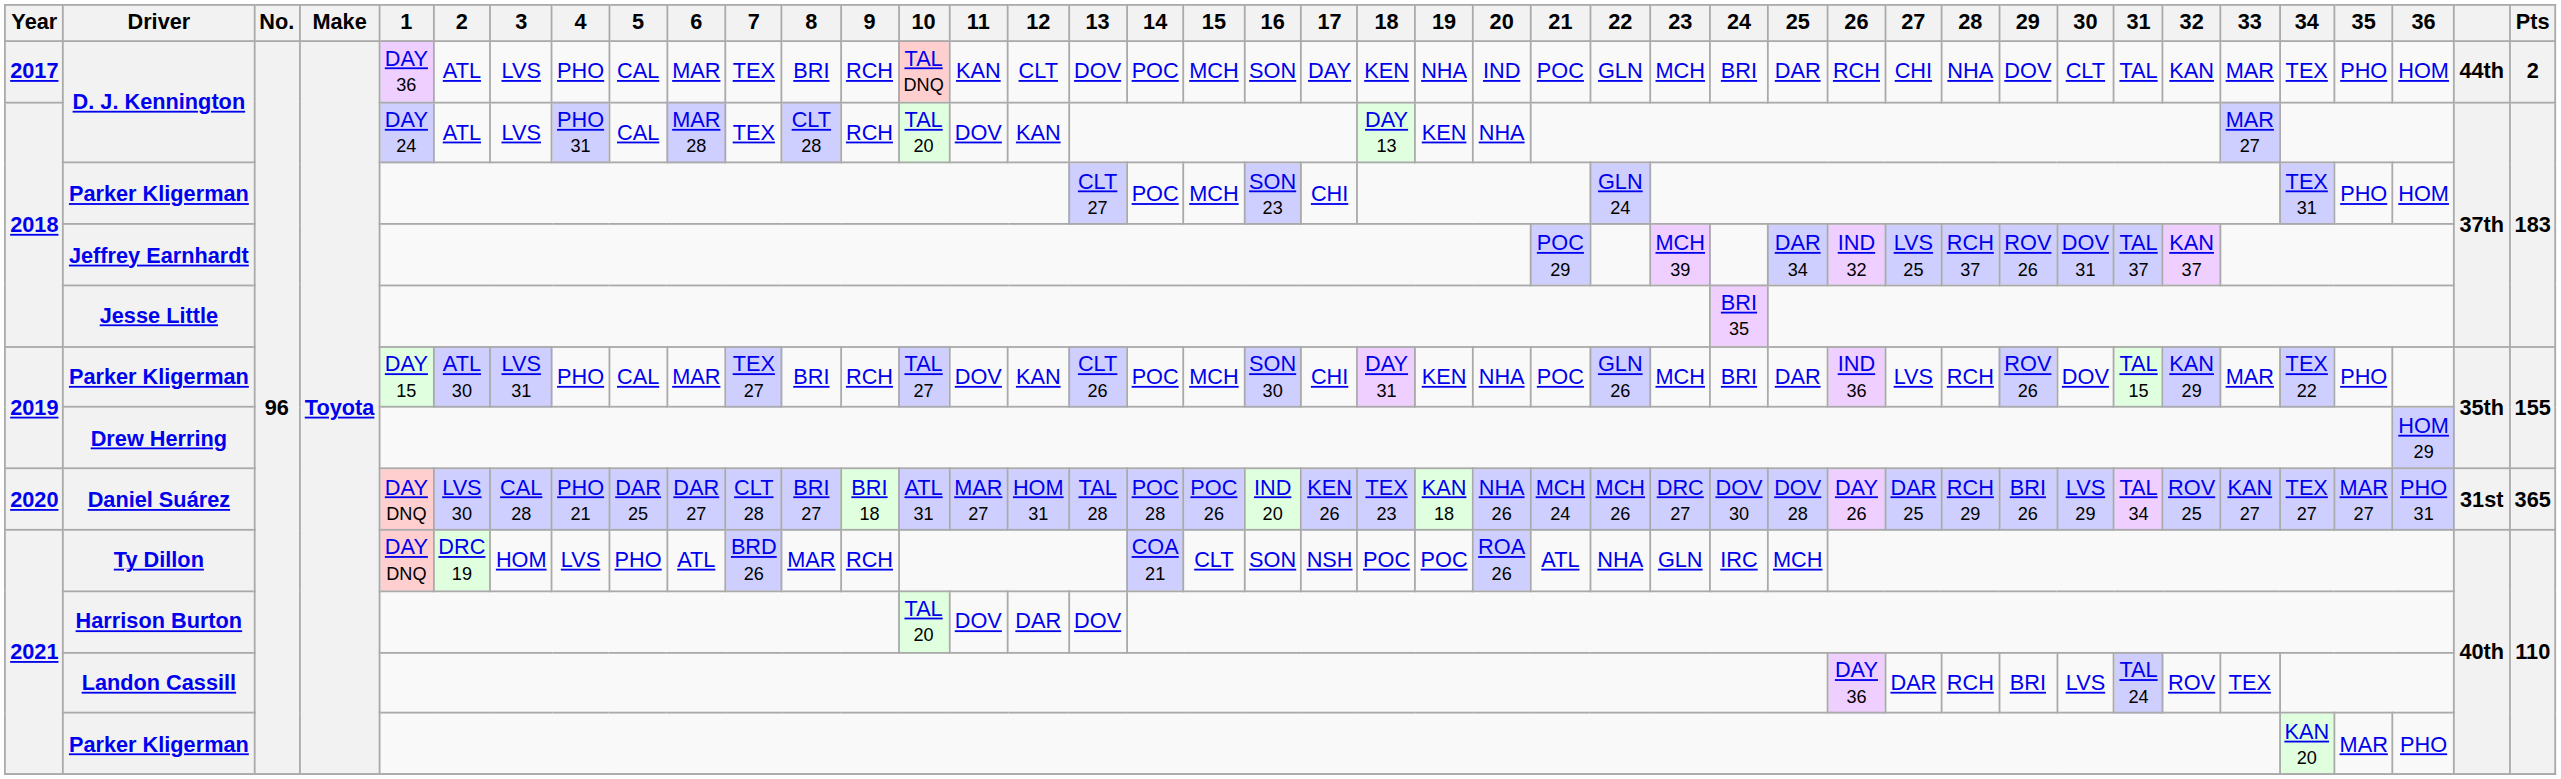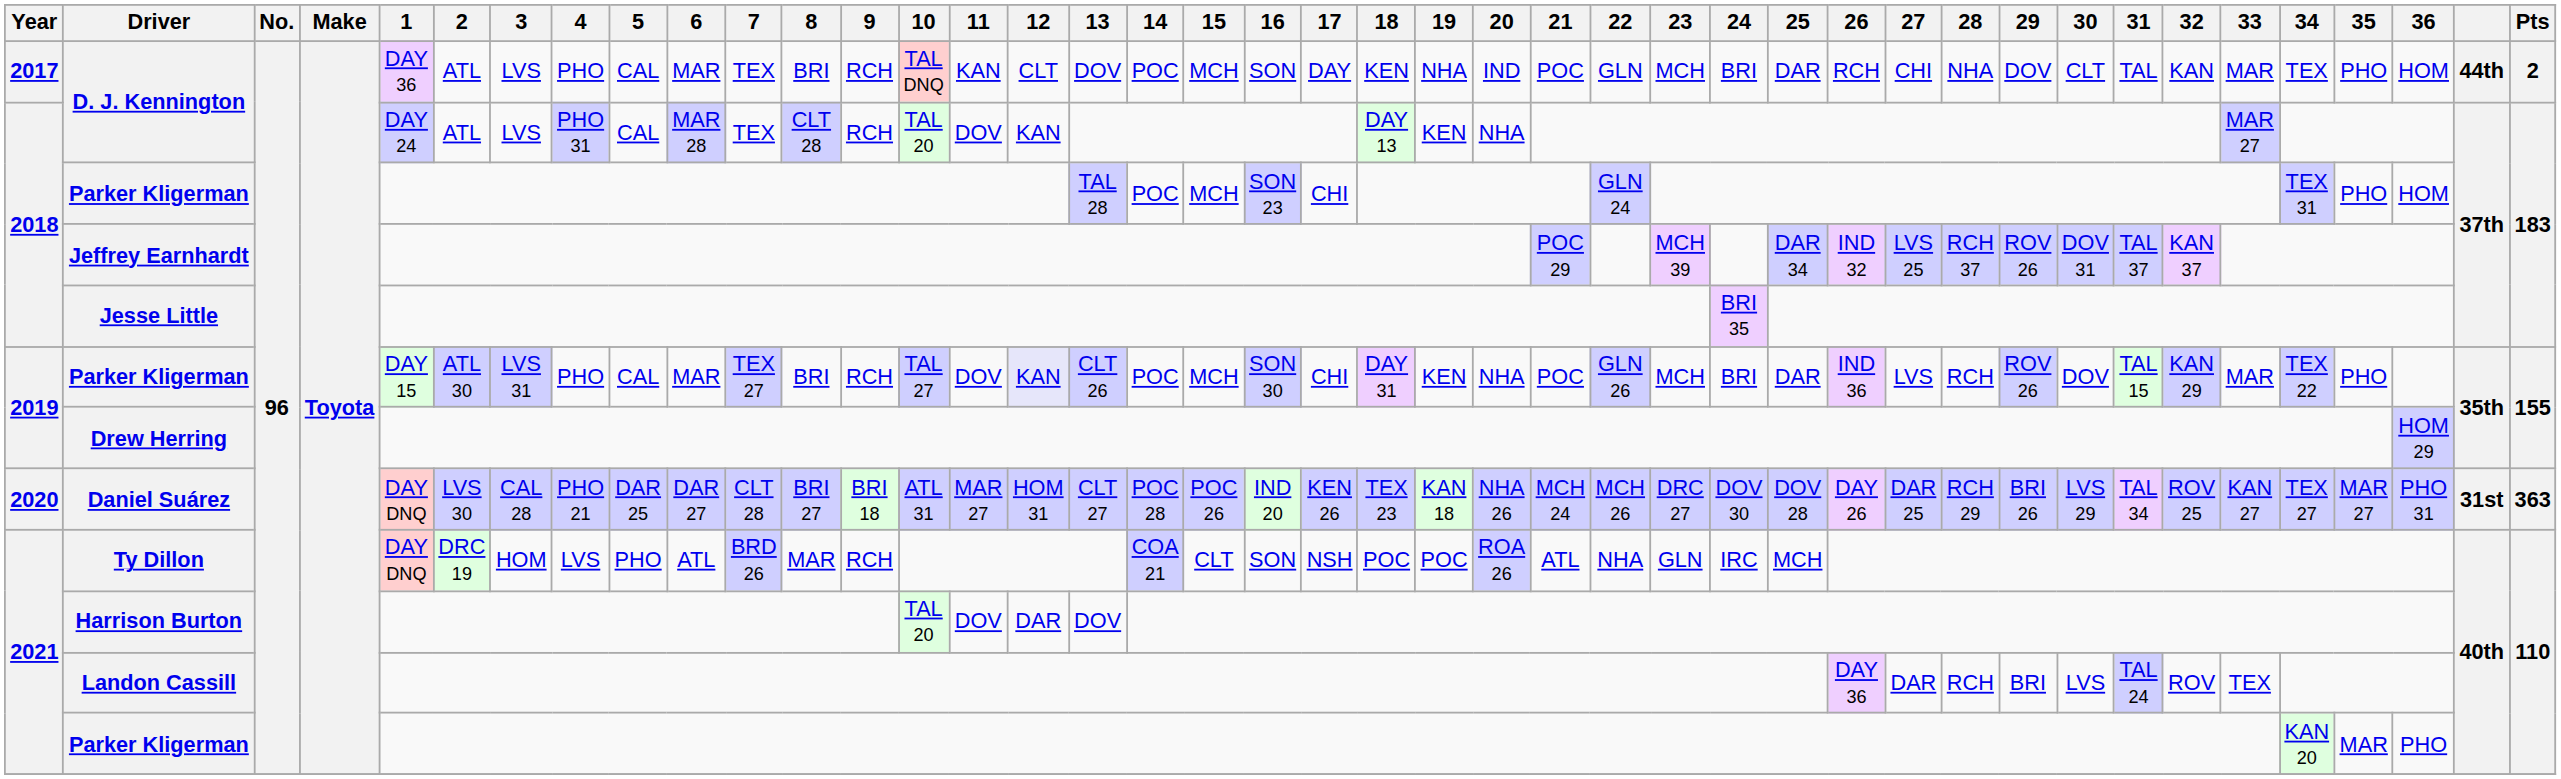(1098, 193) CLT 27 -> (1098, 193) TAL 28
(1038, 377) no background -> (1038, 377) lavender background
(1098, 498) TAL 28 -> (1098, 498) CLT 27
(2533, 499) 365 -> (2533, 499) 363
